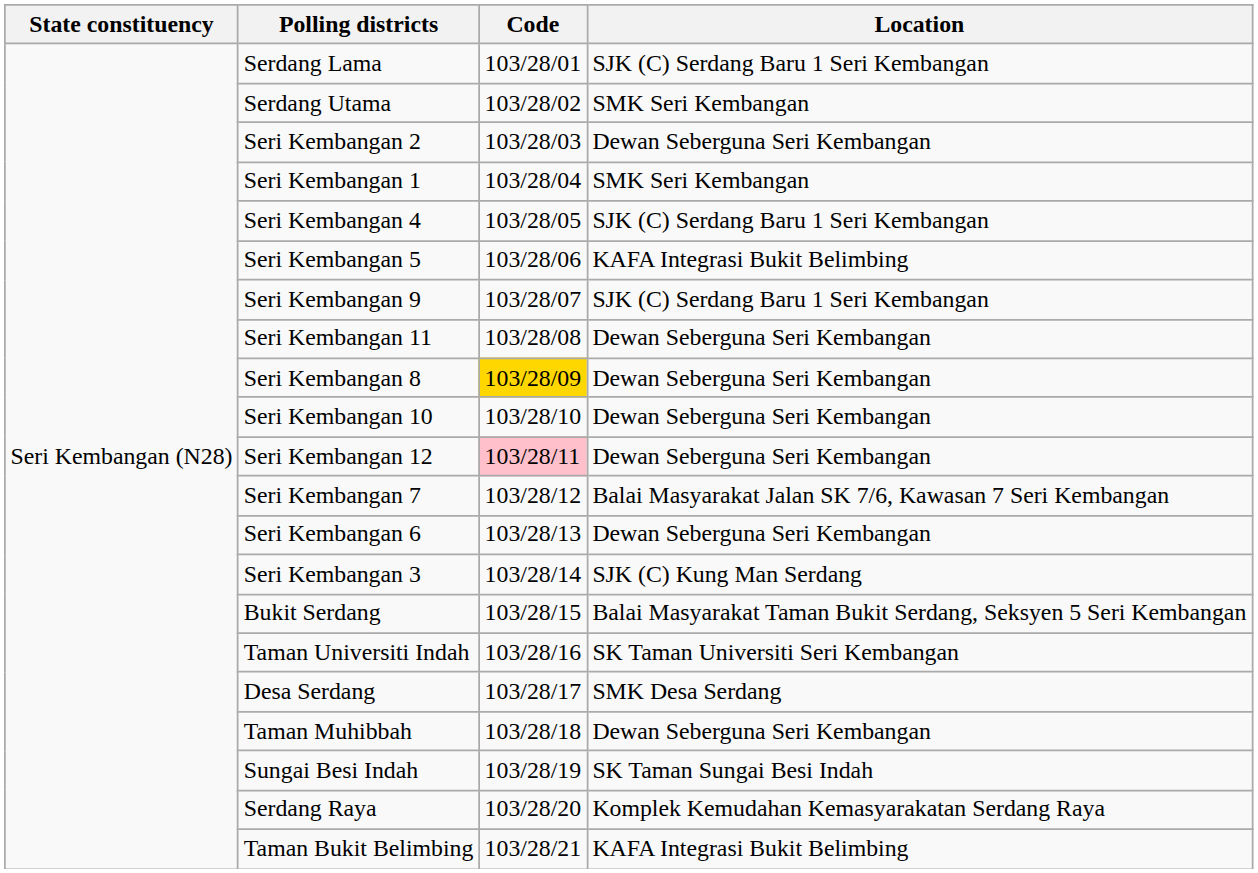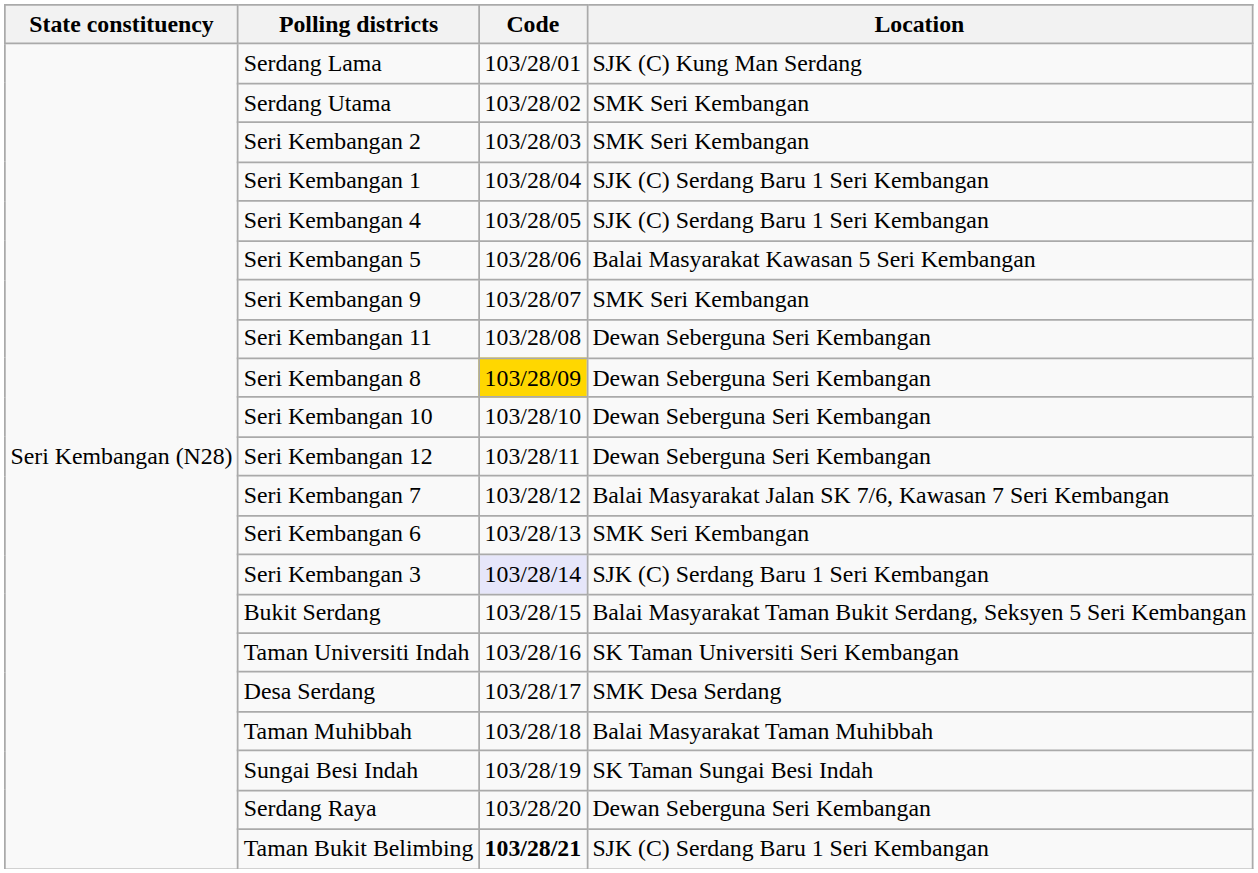(791, 62) SJK (C) Serdang Baru 1 Seri Kembangan -> (727, 62) SJK (C) Kung Man Serdang
(762, 141) Dewan Seberguna Seri Kembangan -> (701, 141) SMK Seri Kembangan
(701, 180) SMK Seri Kembangan -> (791, 180) SJK (C) Serdang Baru 1 Seri Kembangan
(750, 259) KAFA Integrasi Bukit Belimbing -> (814, 259) Balai Masyarakat Kawasan 5 Seri Kembangan
(791, 298) SJK (C) Serdang Baru 1 Seri Kembangan -> (701, 298) SMK Seri Kembangan
(532, 455) pink background -> (532, 455) no background
(762, 534) Dewan Seberguna Seri Kembangan -> (701, 534) SMK Seri Kembangan
(533, 573) no background -> (533, 573) lavender background
(727, 573) SJK (C) Kung Man Serdang -> (791, 573) SJK (C) Serdang Baru 1 Seri Kembangan
(762, 730) Dewan Seberguna Seri Kembangan -> (763, 730) Balai Masyarakat Taman Muhibbah
(849, 809) Komplek Kemudahan Kemasyarakatan Serdang Raya -> (762, 809) Dewan Seberguna Seri Kembangan
(533, 848) normal -> (533, 848) bold
(750, 848) KAFA Integrasi Bukit Belimbing -> (791, 848) SJK (C) Serdang Baru 1 Seri Kembangan
